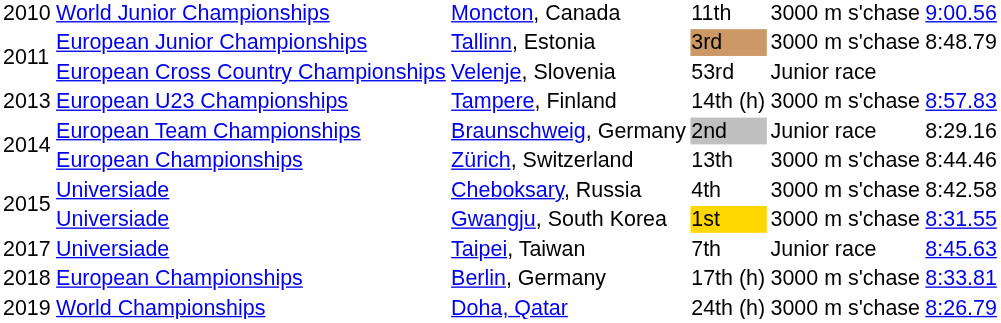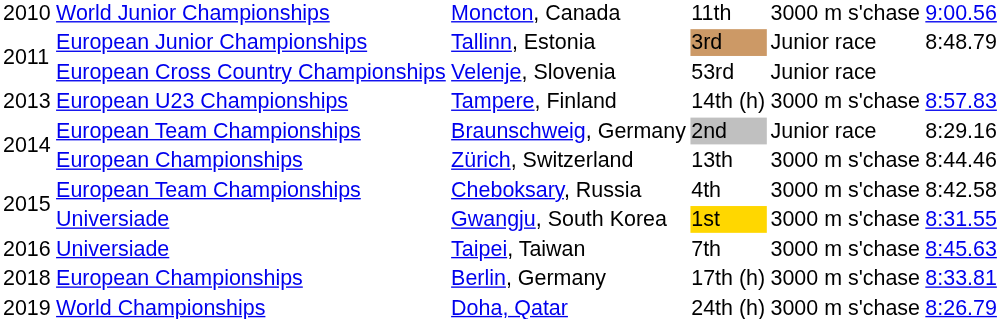(845, 42) 3000 m s'chase -> (824, 42) Junior race
(113, 189) Universiade -> (208, 189) European Team Championships
(27, 248) 2017 -> (27, 248) 2016
(824, 248) Junior race -> (845, 248) 3000 m s'chase
